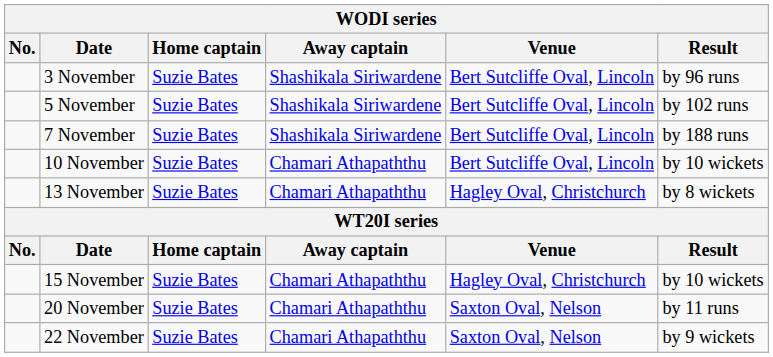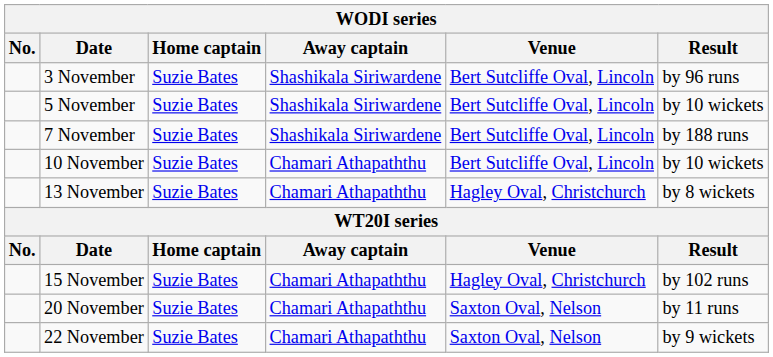(705, 105) by 102 runs -> (713, 105) by 10 wickets
(713, 279) by 10 wickets -> (705, 279) by 102 runs
